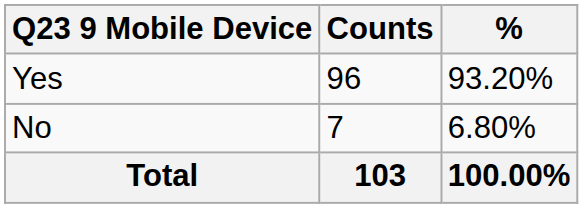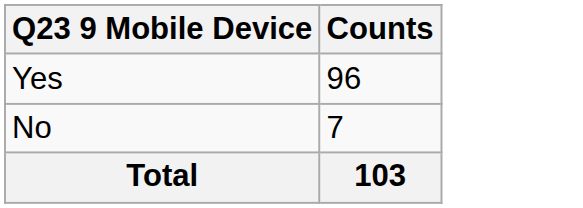- column: (509, 29)
